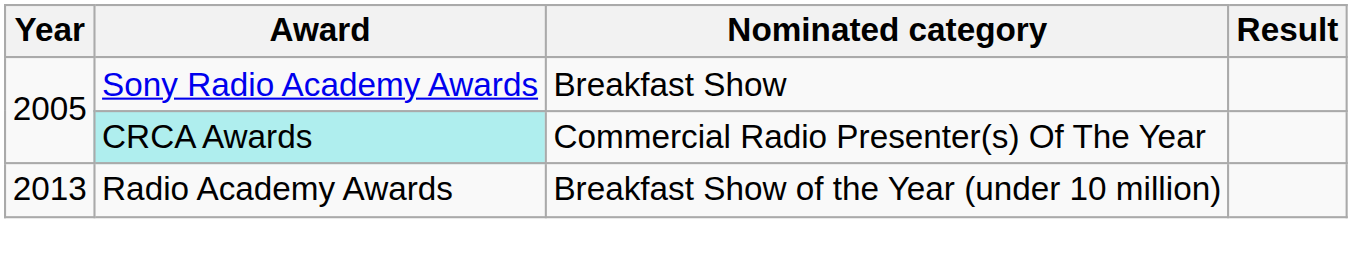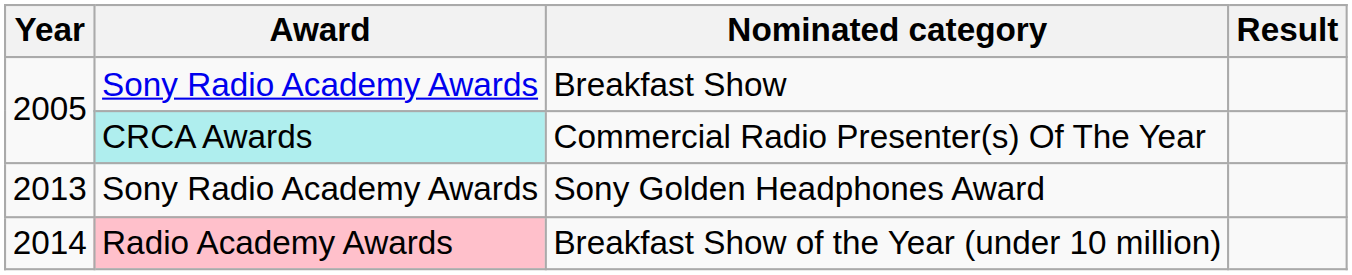+ row: (799, 189)
(50, 189) 2013 -> (50, 242) 2014
(278, 189) no background -> (278, 242) pink background
